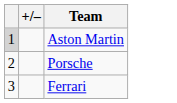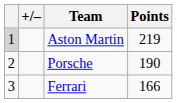+ column: (150, 16)
